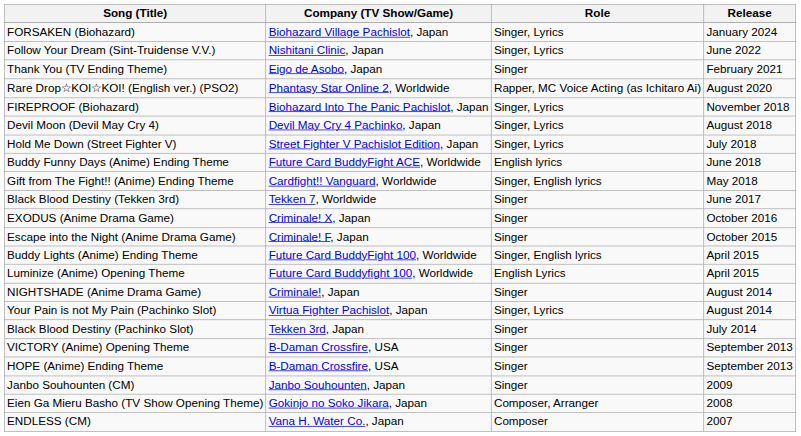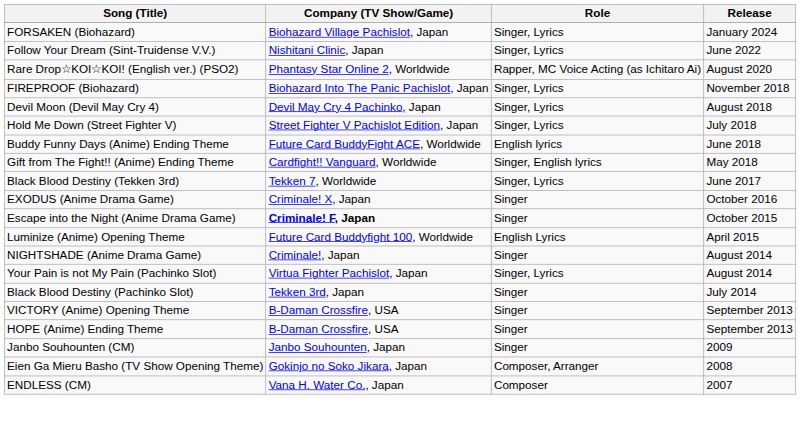- row: (87, 69)
(511, 199) Singer -> (529, 181) Singer, Lyrics
(319, 236) normal -> (322, 218) bold
- row: (102, 255)
